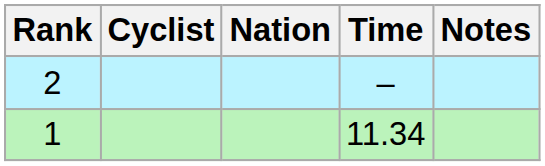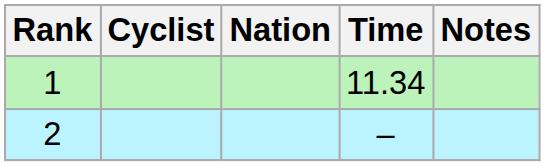rows swapped: (52, 133) <-> (52, 82)
